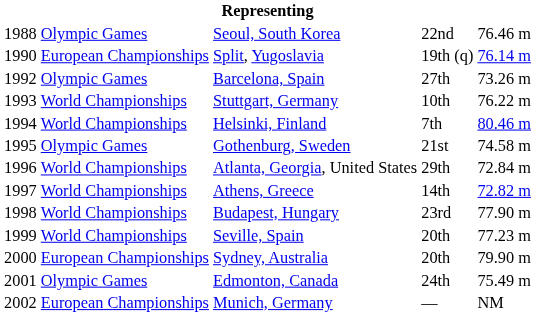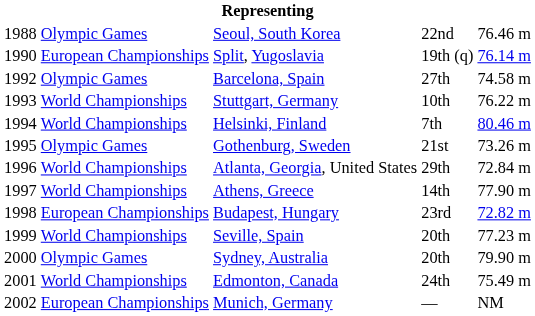(504, 78) 73.26 m -> (504, 78) 74.58 m
(504, 145) 74.58 m -> (504, 145) 73.26 m
(504, 190) 72.82 m -> (504, 190) 77.90 m
(114, 213) World Championships -> (125, 213) European Championships
(504, 213) 77.90 m -> (504, 213) 72.82 m
(125, 258) European Championships -> (94, 258) Olympic Games
(94, 280) Olympic Games -> (114, 280) World Championships
